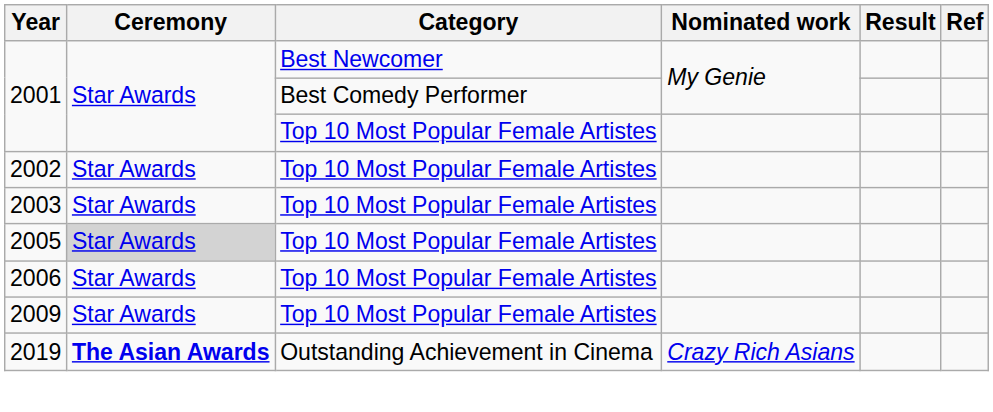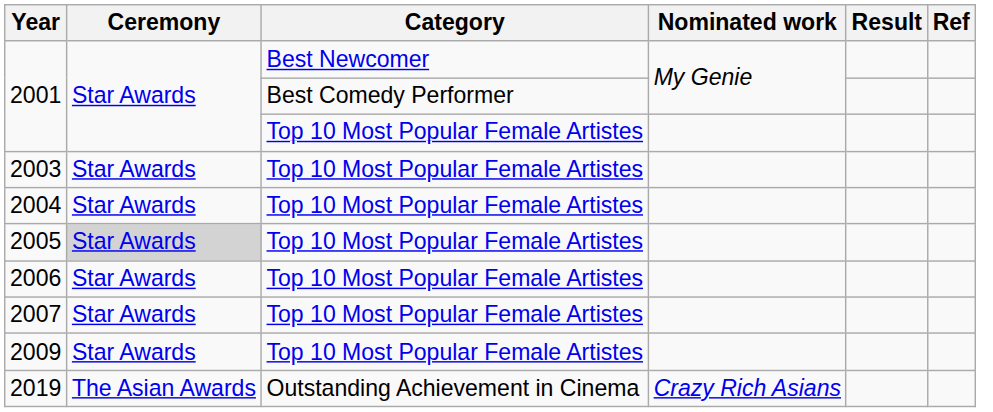- row: (36, 168)
+ row: (36, 205)
+ row: (36, 315)
(171, 351) bold -> (164, 388) normal
